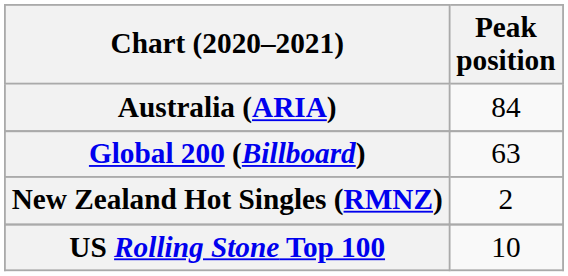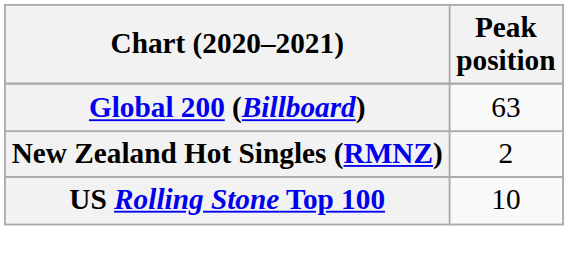- row: (227, 107)
